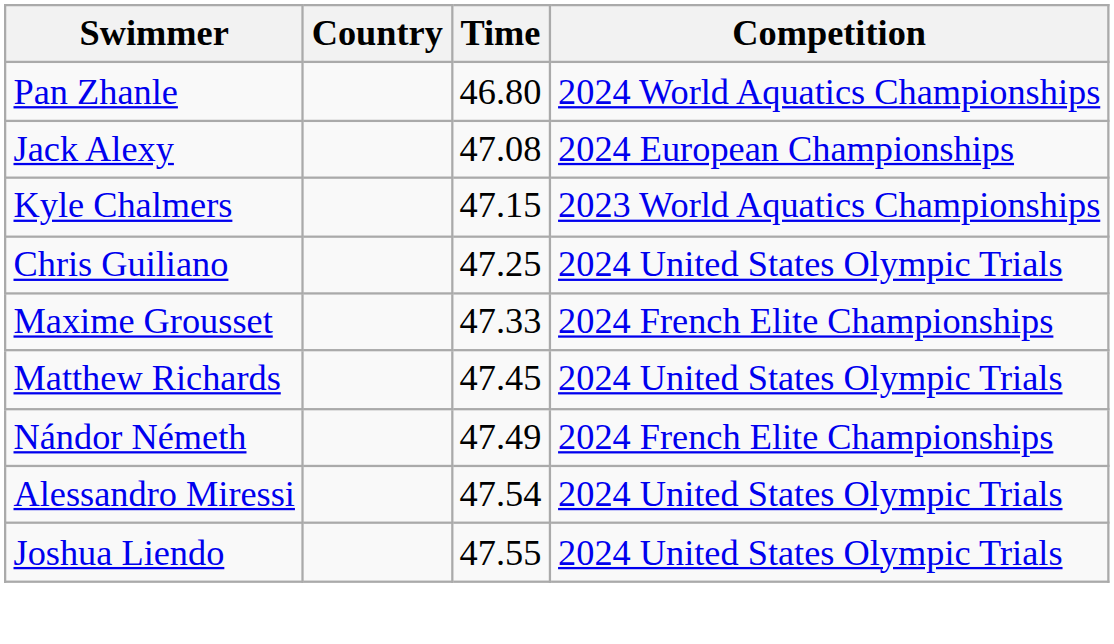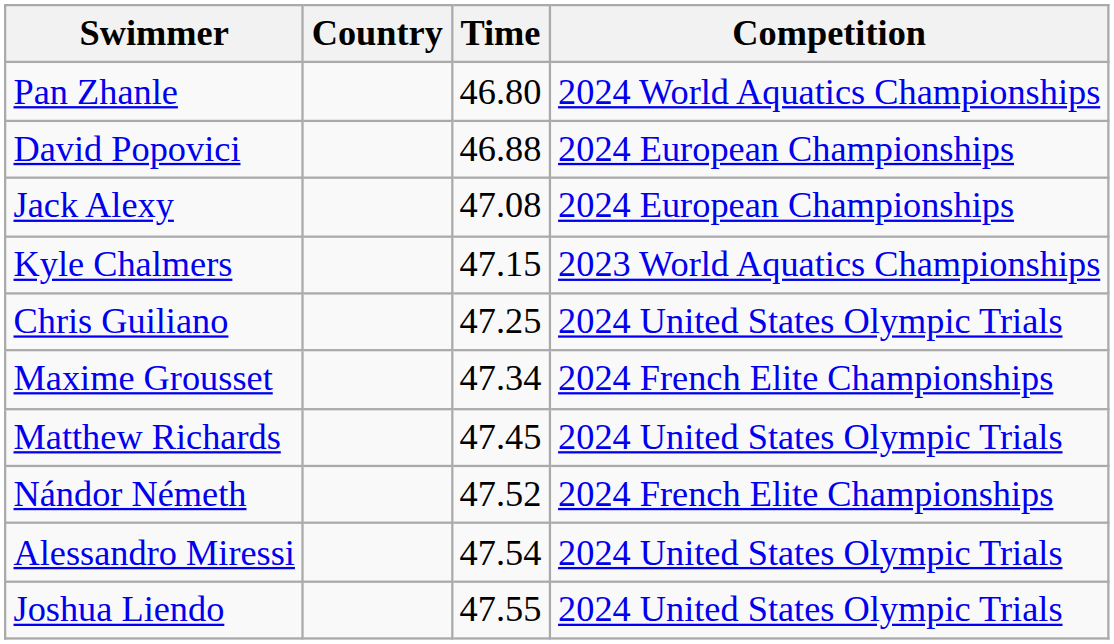+ row: (127, 148)
(500, 321) 47.33 -> (500, 378) 47.34
(500, 436) 47.49 -> (500, 494) 47.52
